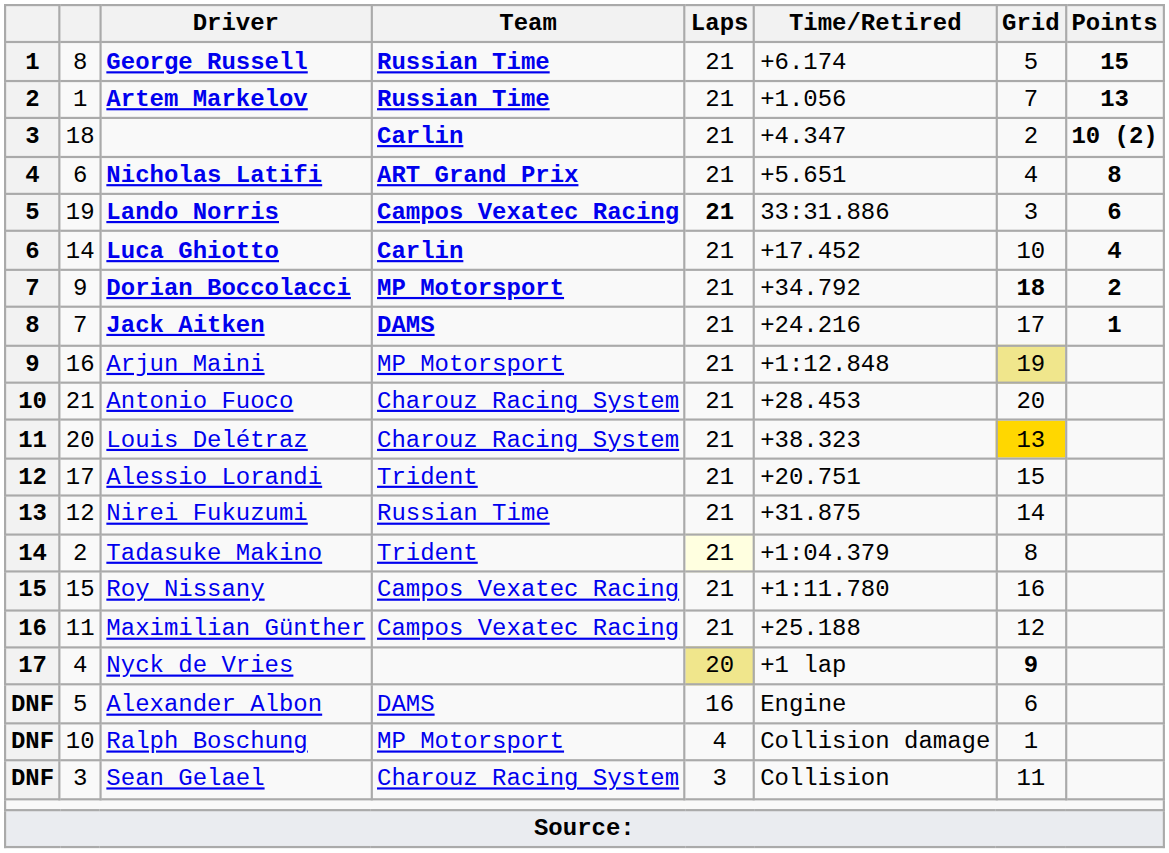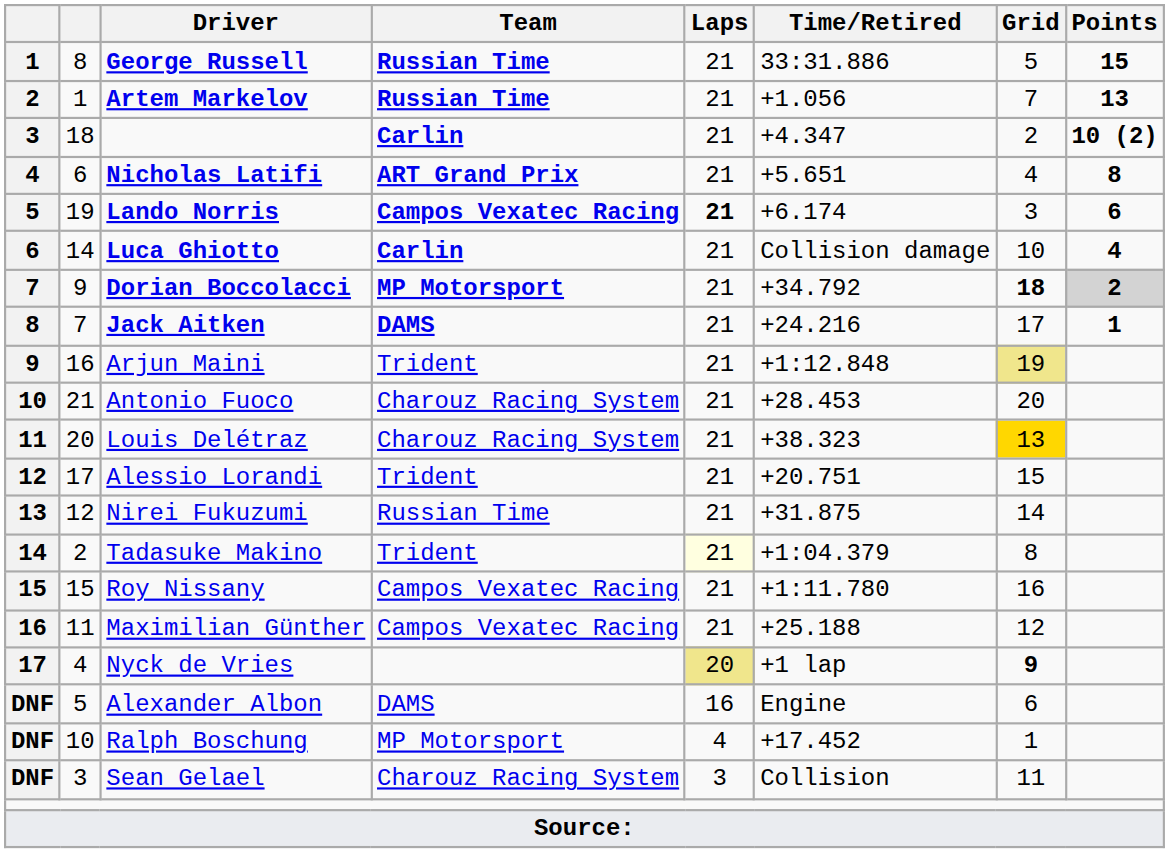(803, 62) +6.174 -> (825, 62) 33:31.886
(825, 213) 33:31.886 -> (803, 213) +6.174
(811, 251) +17.452 -> (875, 251) Collision damage
(1115, 288) no background -> (1115, 288) lightgrey background
(471, 364) MP Motorsport -> (427, 364) Trident
(875, 742) Collision damage -> (811, 742) +17.452
